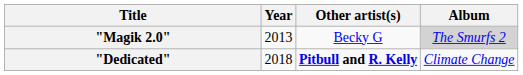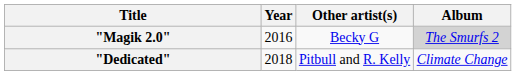(279, 37) 2013 -> (279, 37) 2016
(358, 59) bold -> (355, 59) normal
